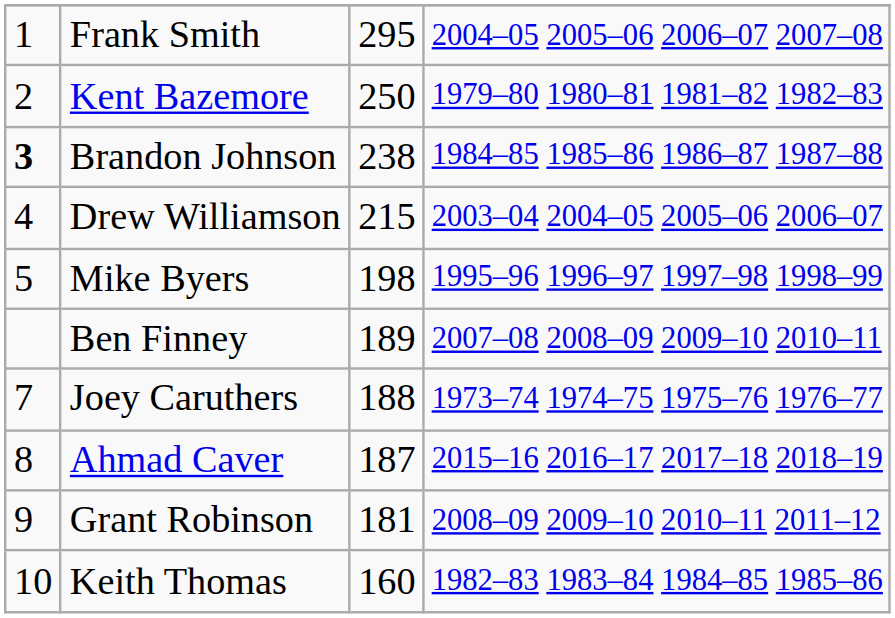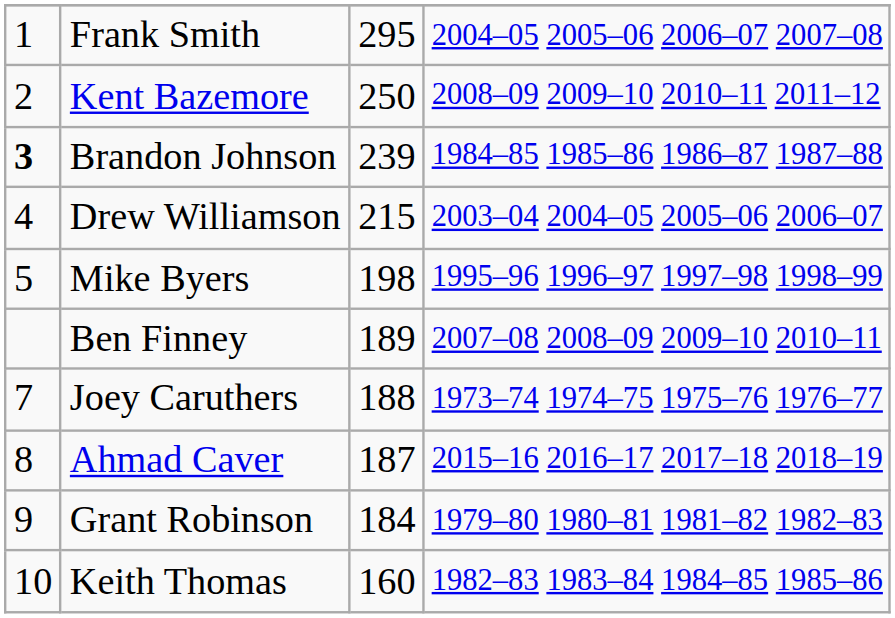(657, 95) 1979–80 1980–81 1981–82 1982–83 -> (656, 95) 2008–09 2009–10 2010–11 2011–12
(387, 156) 238 -> (387, 156) 239
(387, 519) 181 -> (387, 519) 184
(656, 519) 2008–09 2009–10 2010–11 2011–12 -> (657, 519) 1979–80 1980–81 1981–82 1982–83
